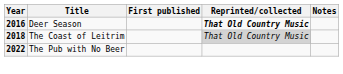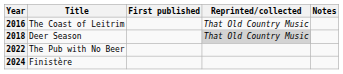(55, 24) Deer Season -> (77, 24) The Coast of Leitrim
(256, 24) bold -> (256, 24) normal
(77, 37) The Coast of Leitrim -> (55, 37) Deer Season
+ row: (16, 62)
